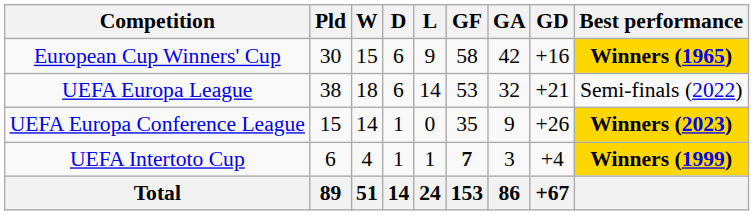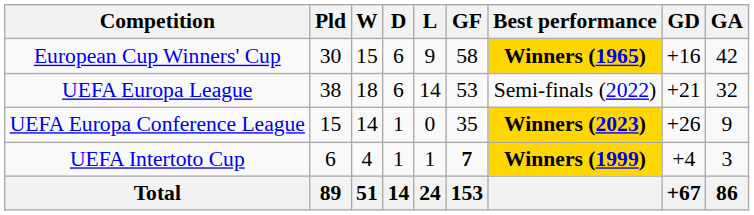columns swapped: (509, 21) <-> (661, 21)
